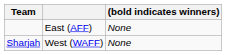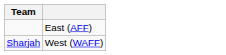- column: (164, 12)
